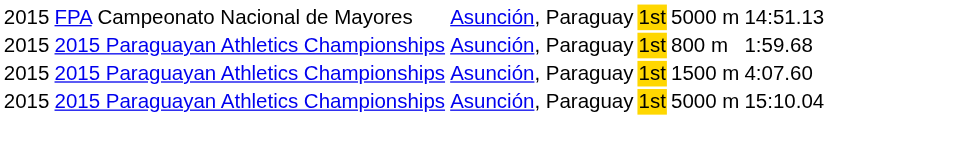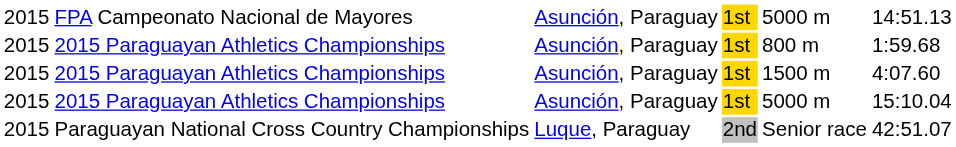+ row: (292, 129)
